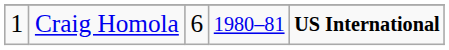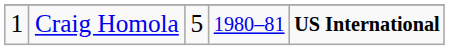(197, 24) 6 -> (197, 24) 5
